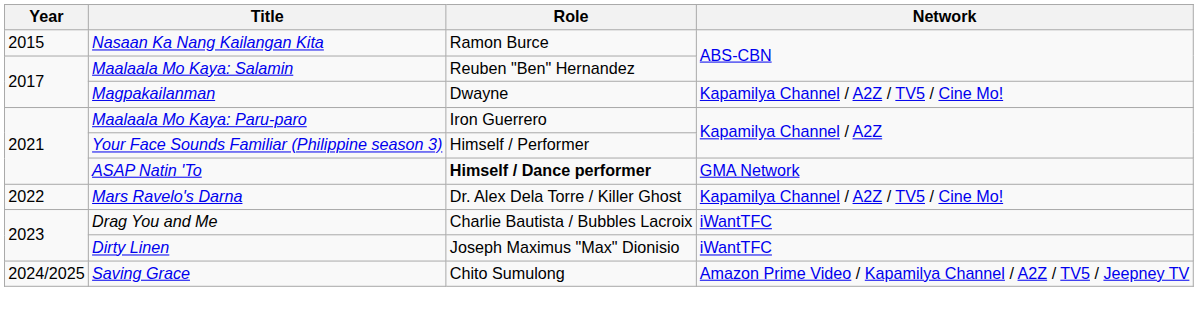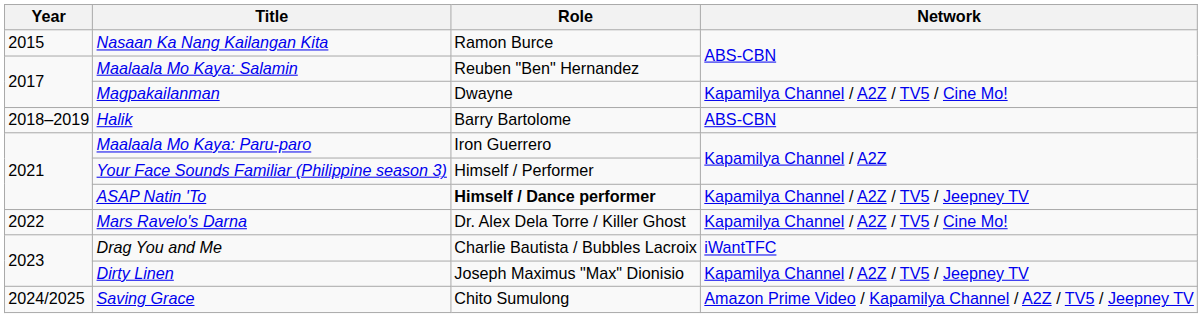+ row: (115, 119)
(750, 171) GMA Network -> (867, 196) Kapamilya Channel / A2Z / TV5 / Jeepney TV
(736, 247) iWantTFC -> (867, 273) Kapamilya Channel / A2Z / TV5 / Jeepney TV
